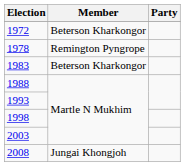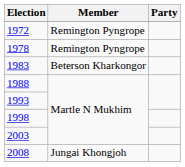(98, 30) Beterson Kharkongor -> (98, 30) Remington Pyngrope
